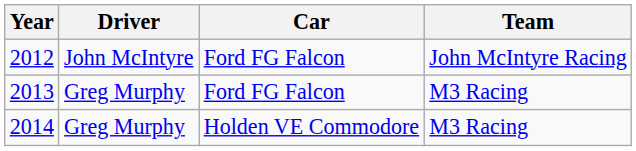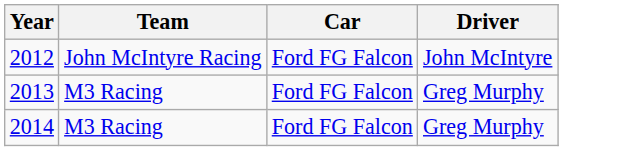columns swapped: (129, 22) <-> (528, 22)
(311, 127) Holden VE Commodore -> (342, 127) Ford FG Falcon
